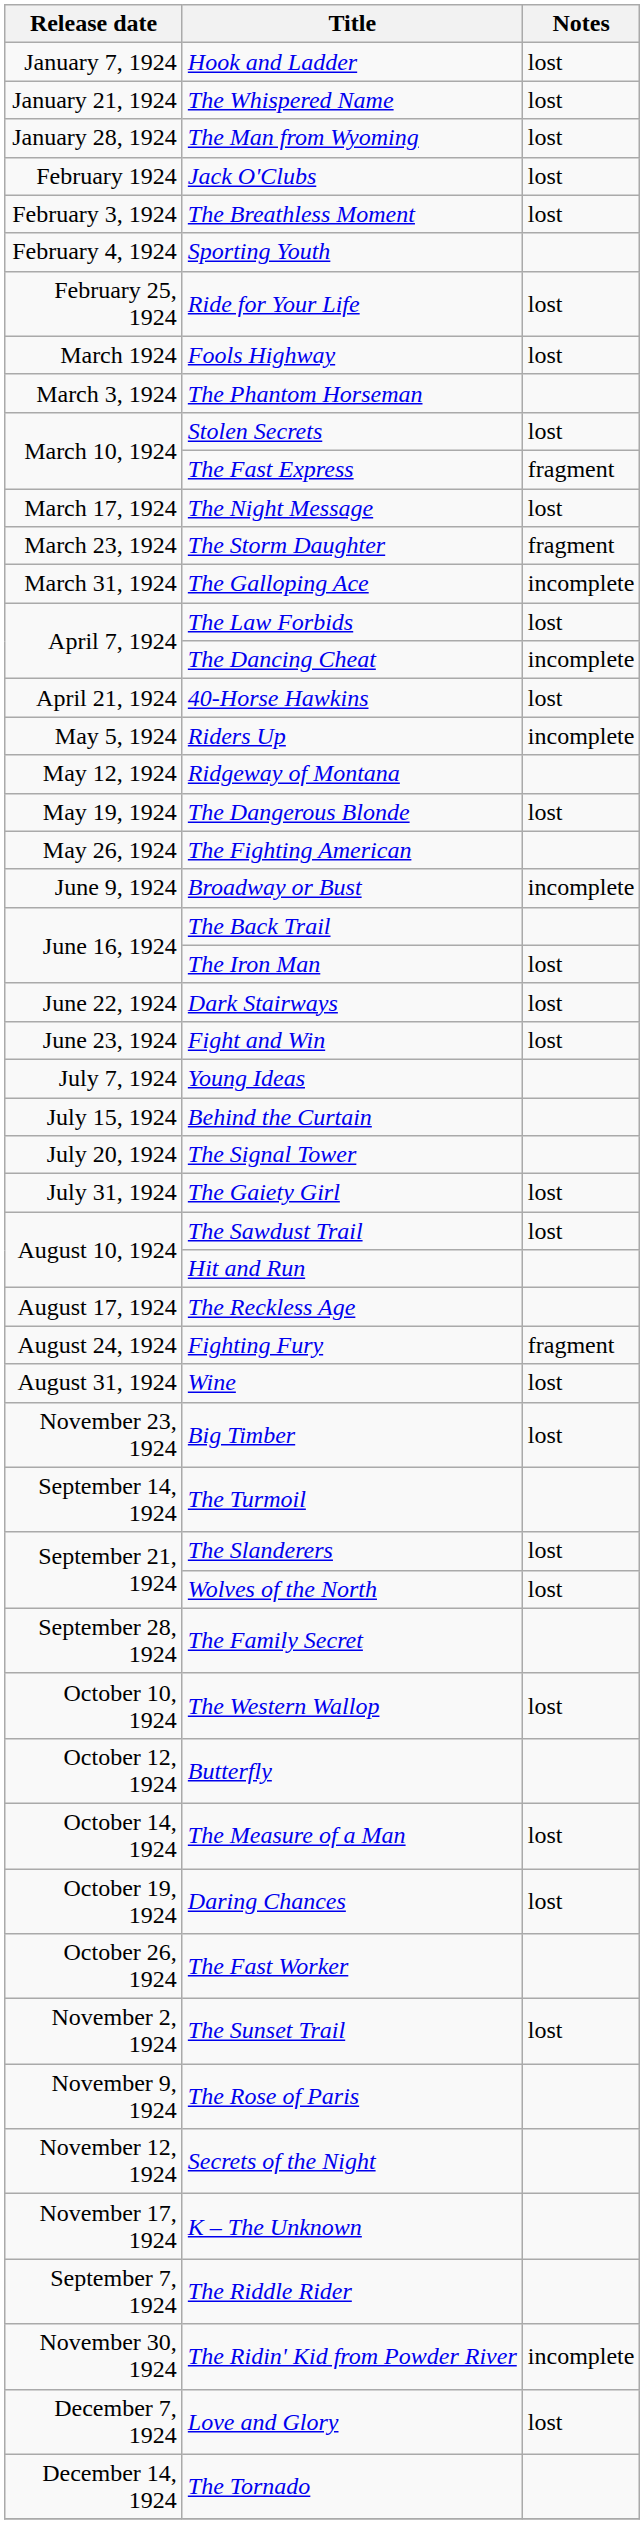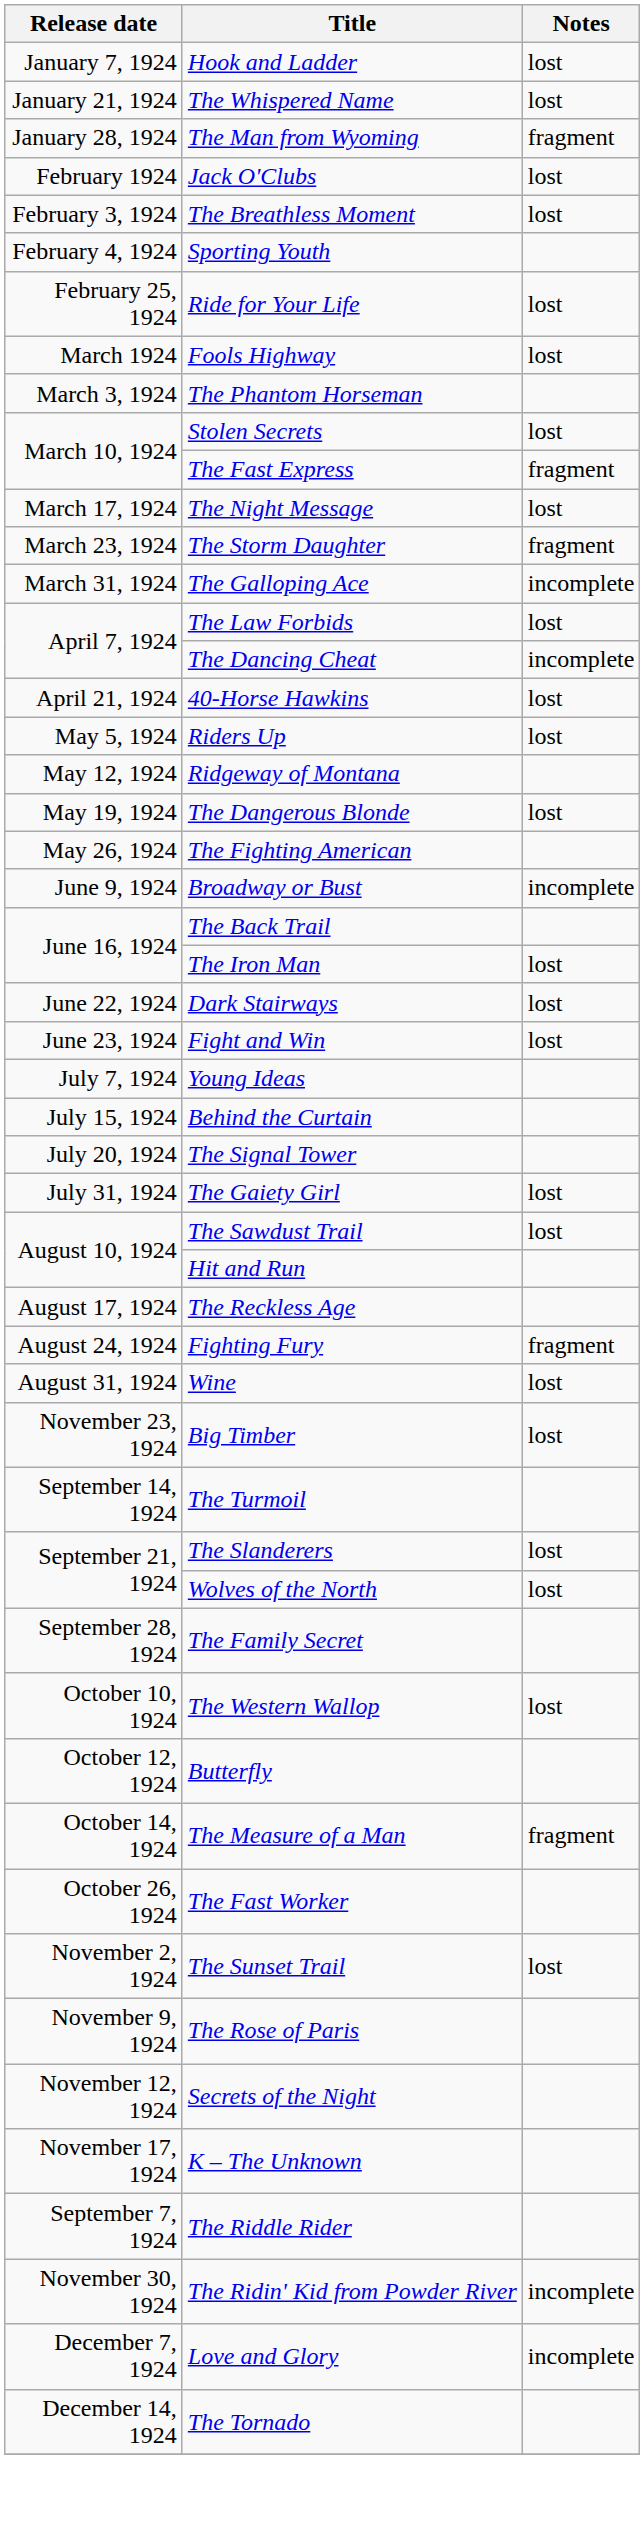(545, 137) lost -> (571, 137) fragment
(581, 735) incomplete -> (545, 735) lost
(545, 1835) lost -> (571, 1835) fragment
- row: (267, 1900)
(545, 2421) lost -> (581, 2356) incomplete
